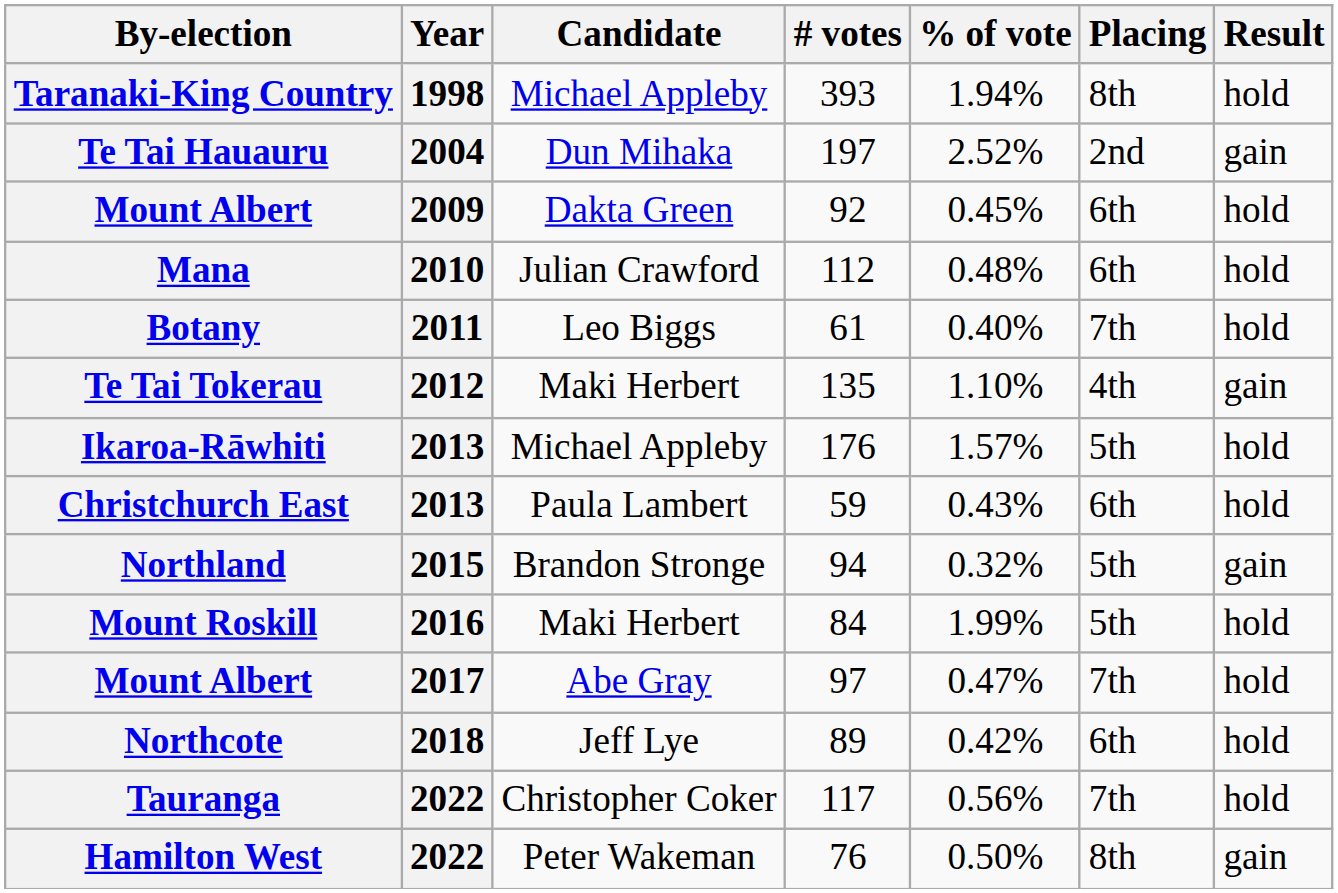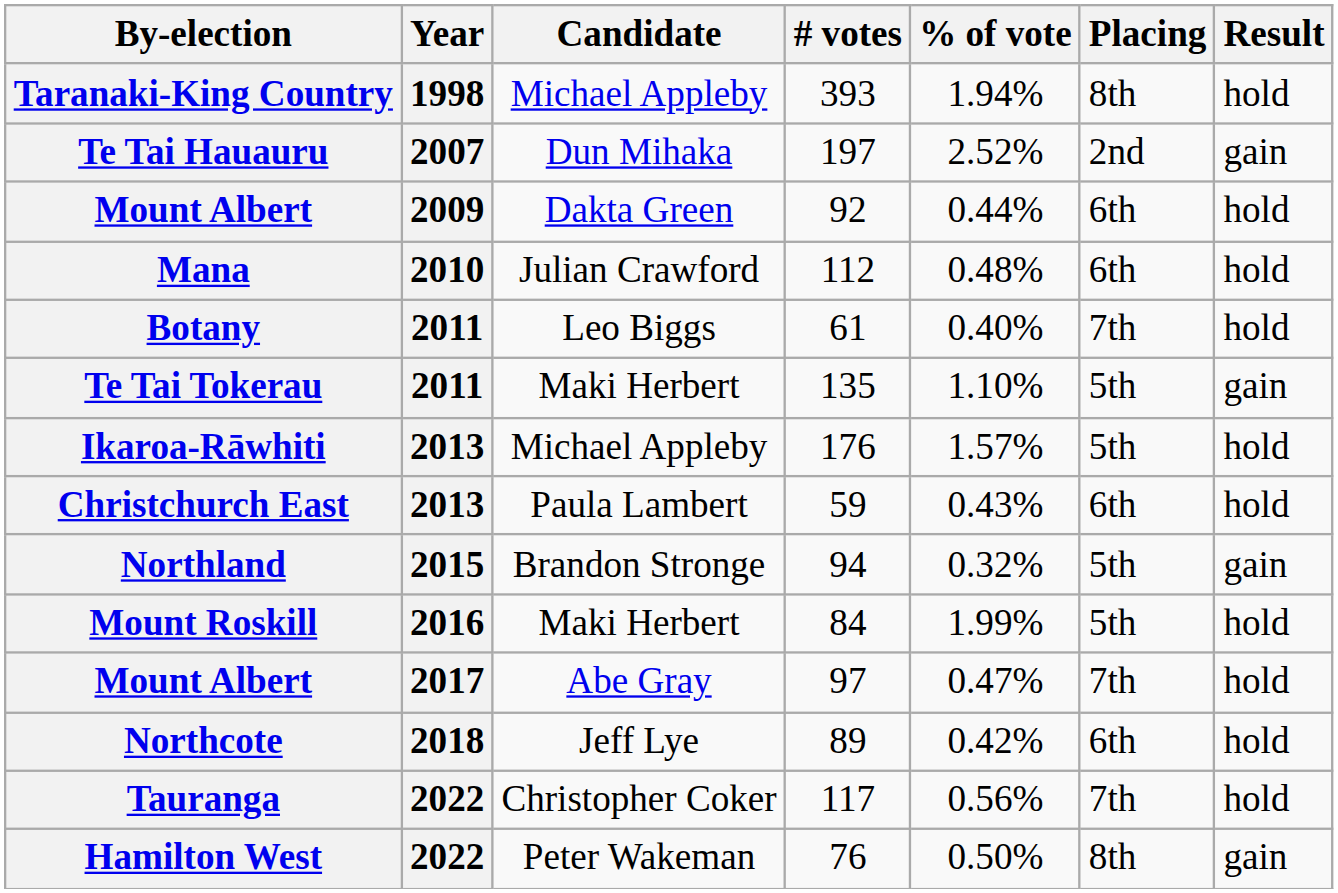(447, 151) 2004 -> (447, 151) 2007
(995, 210) 0.45% -> (995, 210) 0.44%
(447, 387) 2012 -> (447, 387) 2011
(1113, 387) 4th -> (1113, 387) 5th
